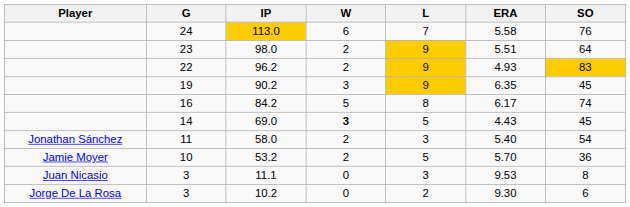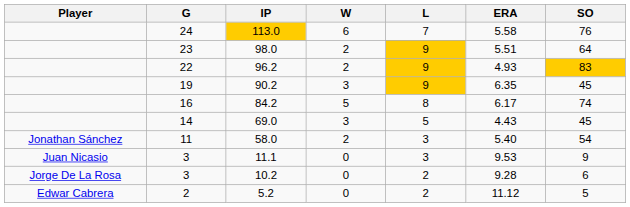(346, 121) bold -> (346, 121) normal
- row: (266, 157)
(585, 175) 8 -> (585, 157) 9
(505, 193) 9.30 -> (505, 175) 9.28
+ row: (266, 193)
